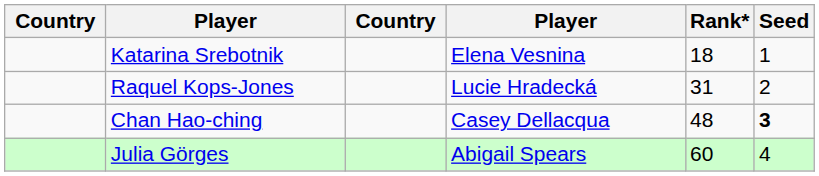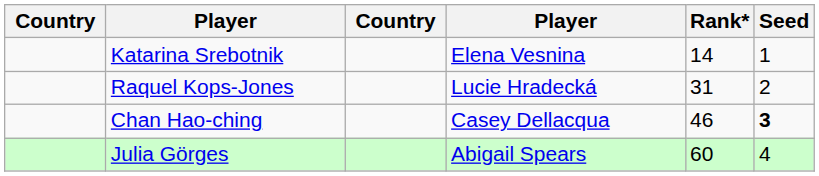(702, 54) 18 -> (702, 54) 14
(702, 120) 48 -> (702, 120) 46
